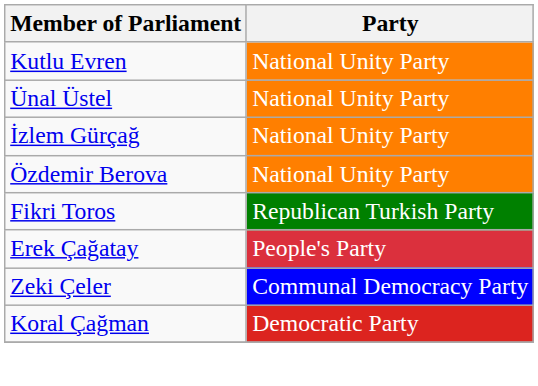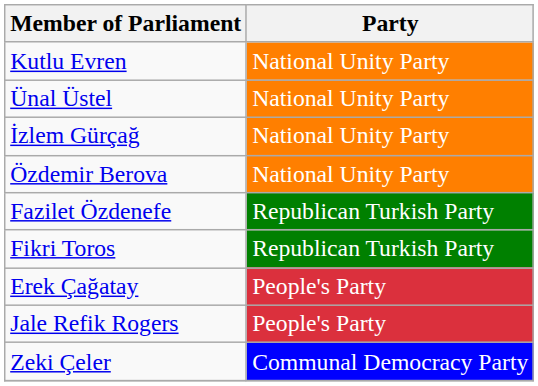+ row: (91, 211)
+ row: (94, 323)
- row: (80, 323)
